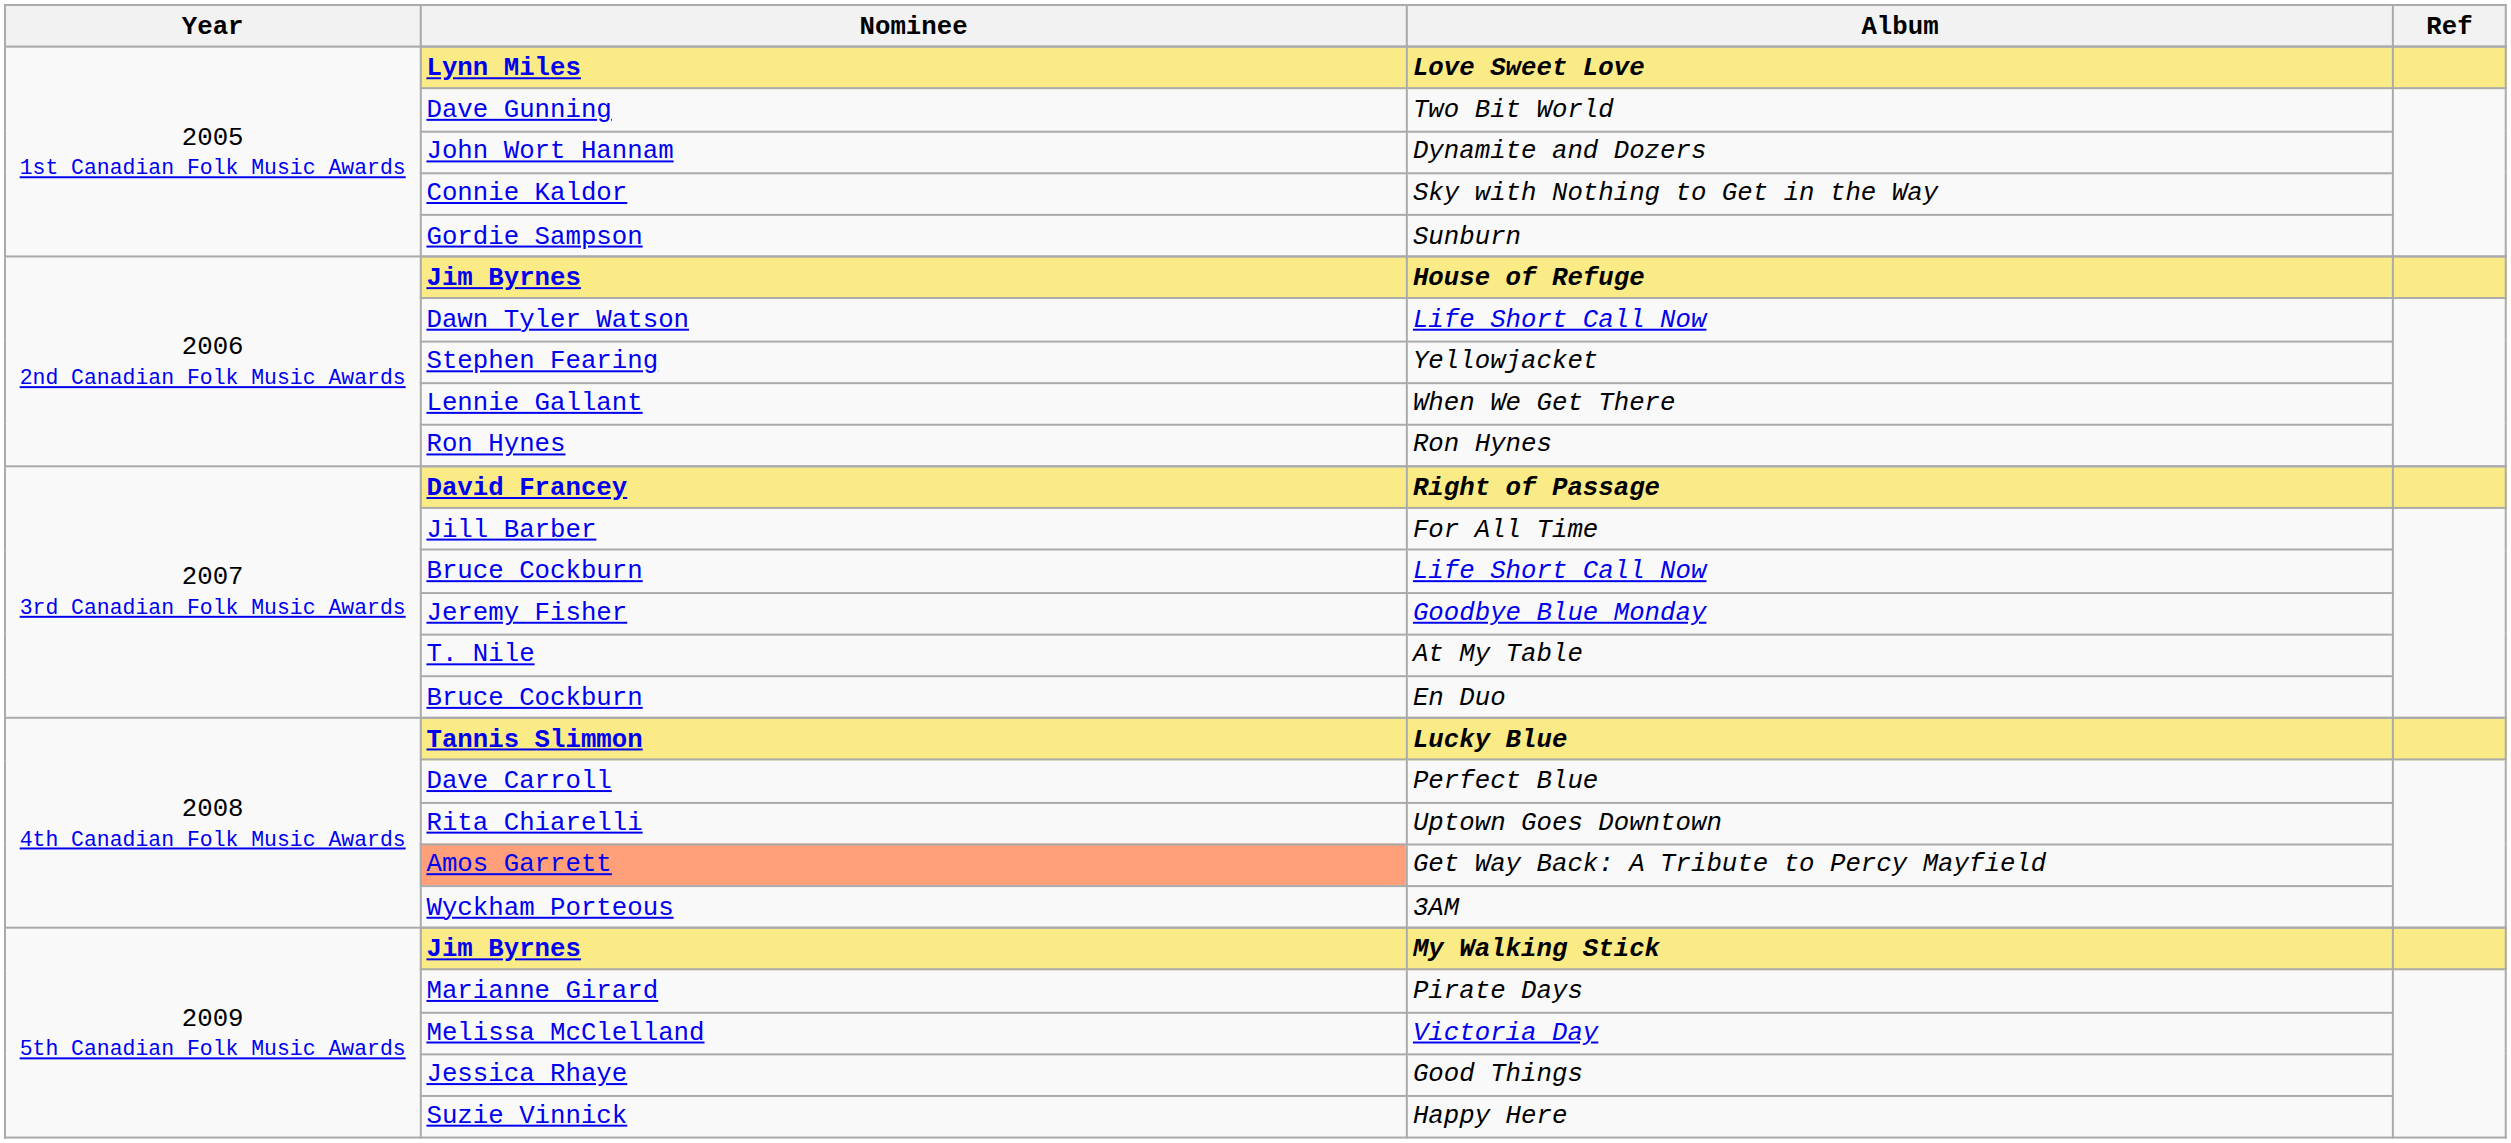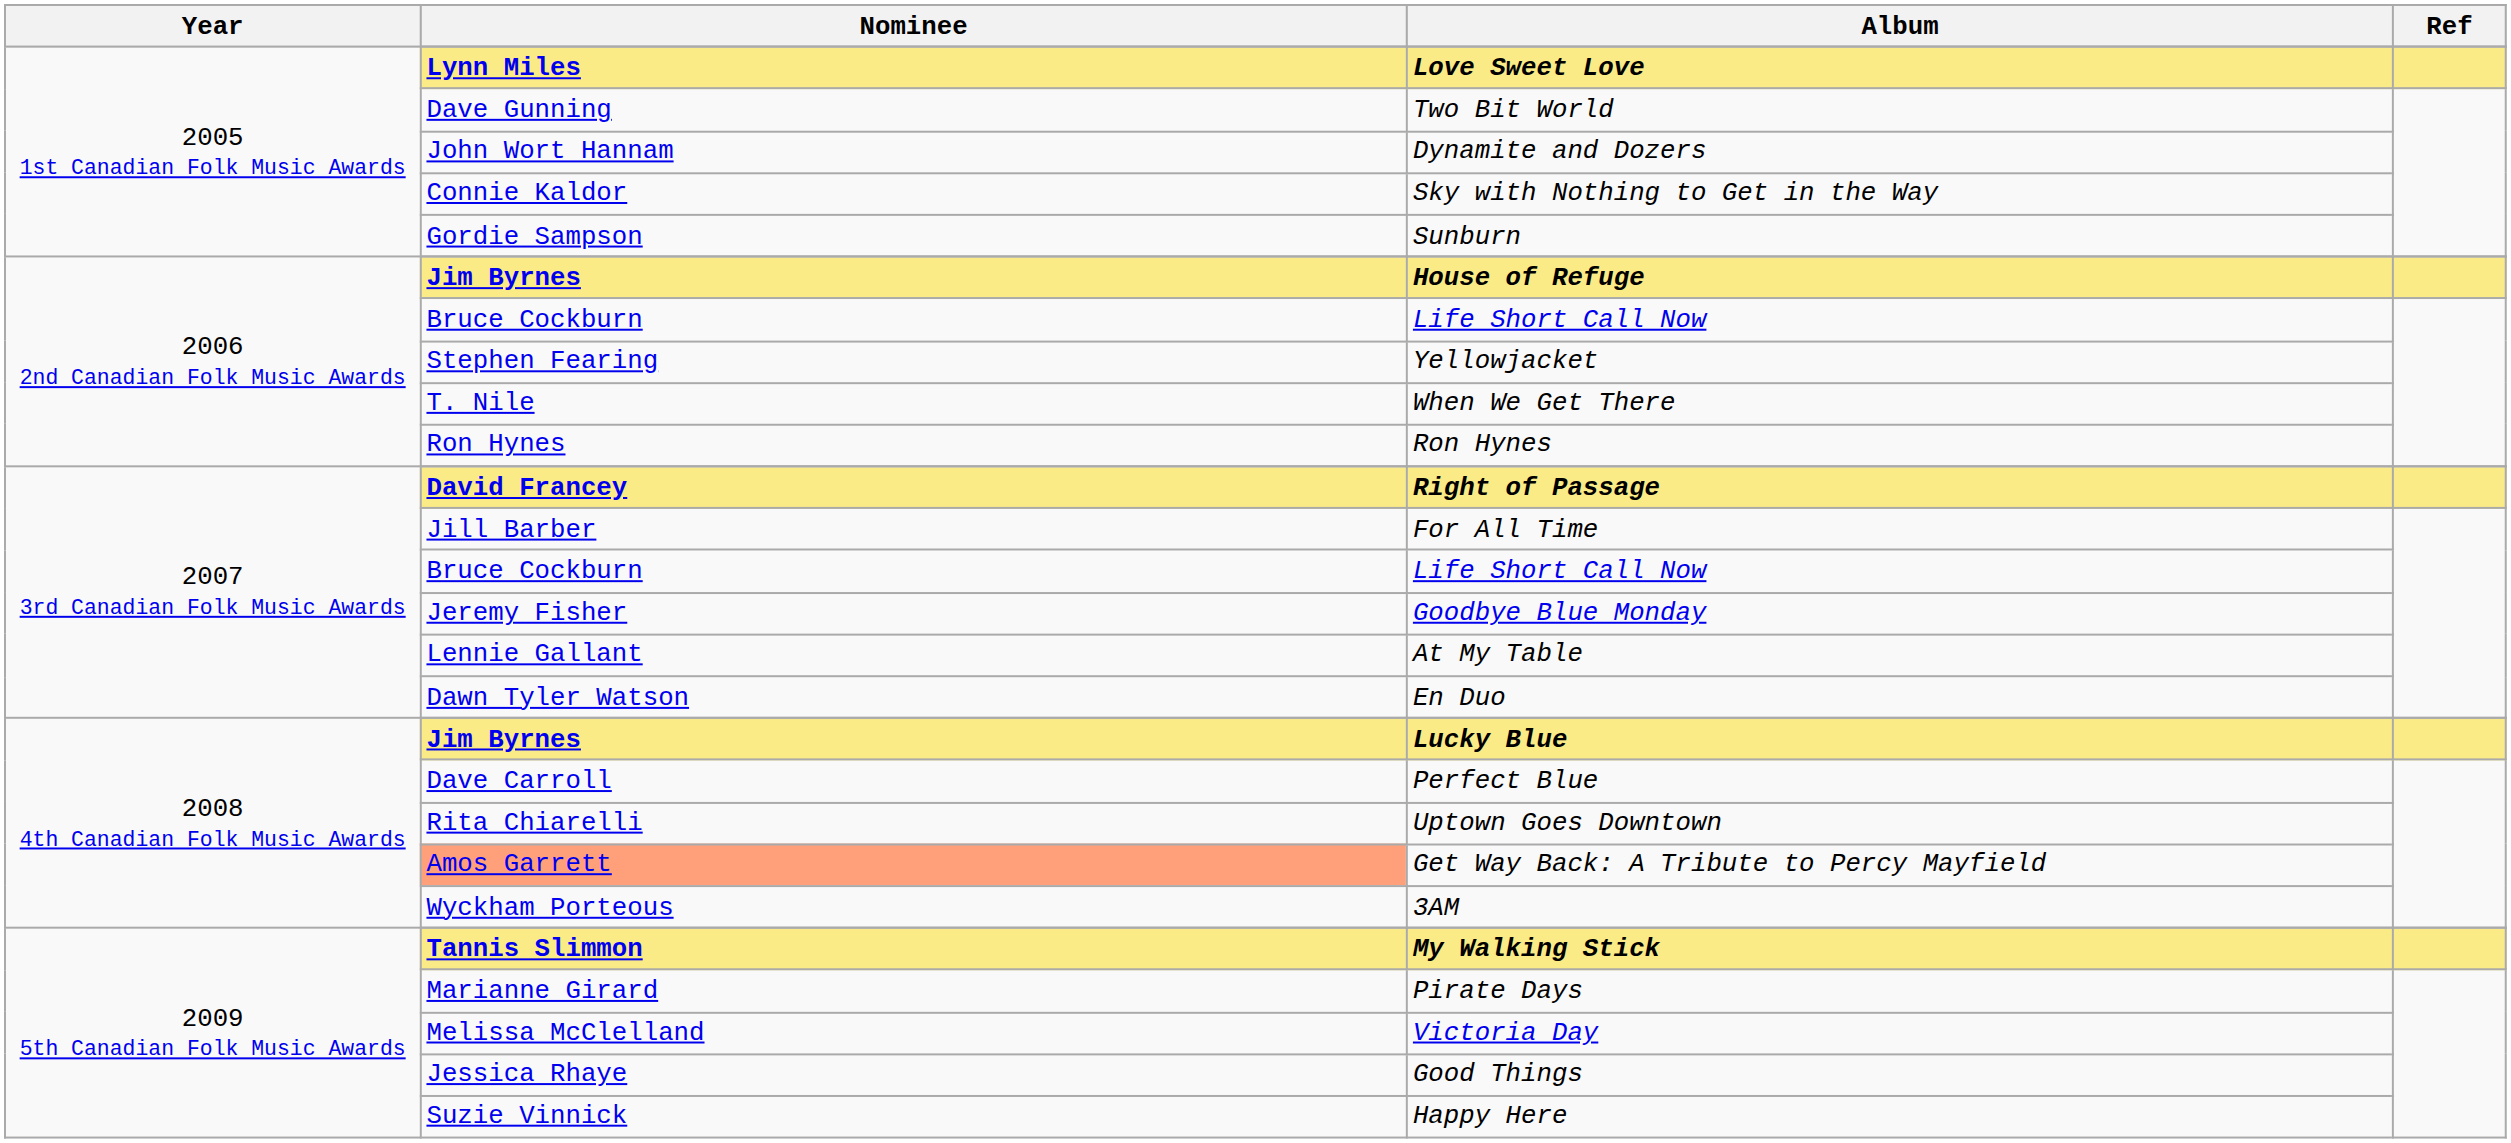(558, 320) Dawn Tyler Watson -> (535, 320) Bruce Cockburn
(535, 404) Lennie Gallant -> (481, 404) T. Nile
(481, 655) T. Nile -> (535, 655) Lennie Gallant
(535, 697) Bruce Cockburn -> (558, 697) Dawn Tyler Watson
(535, 739) Tannis Slimmon -> (504, 739) Jim Byrnes
(504, 949) Jim Byrnes -> (535, 949) Tannis Slimmon
